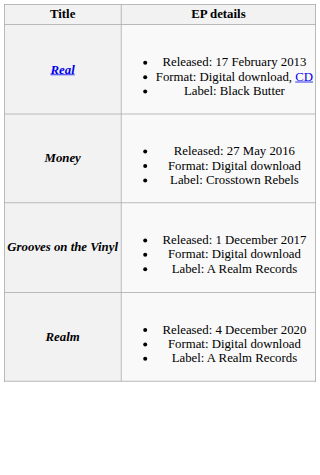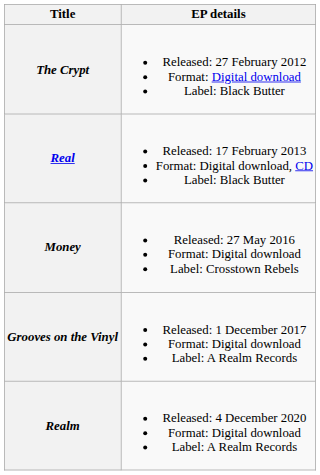+ row: (63, 69)
